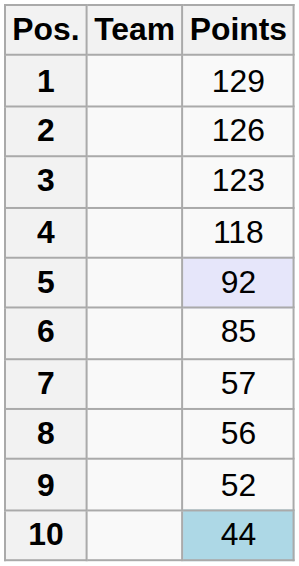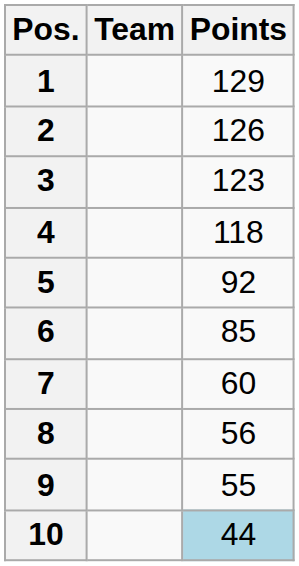(238, 282) lavender background -> (238, 282) no background
(238, 383) 57 -> (238, 383) 60
(238, 484) 52 -> (238, 484) 55
